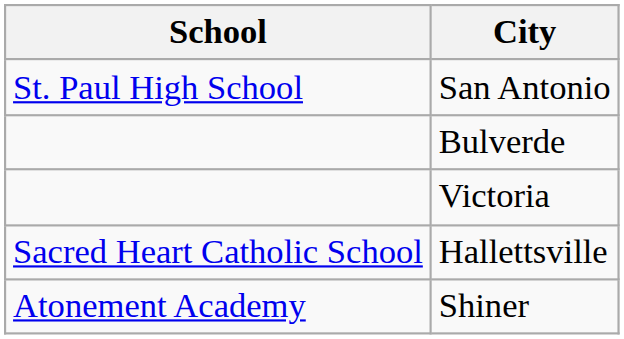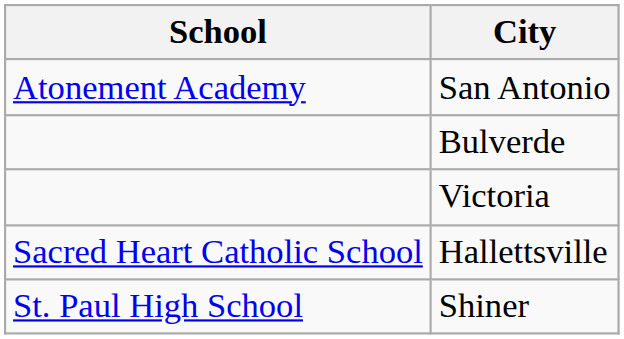(158, 86) St. Paul High School -> (159, 86) Atonement Academy
(159, 305) Atonement Academy -> (158, 305) St. Paul High School
